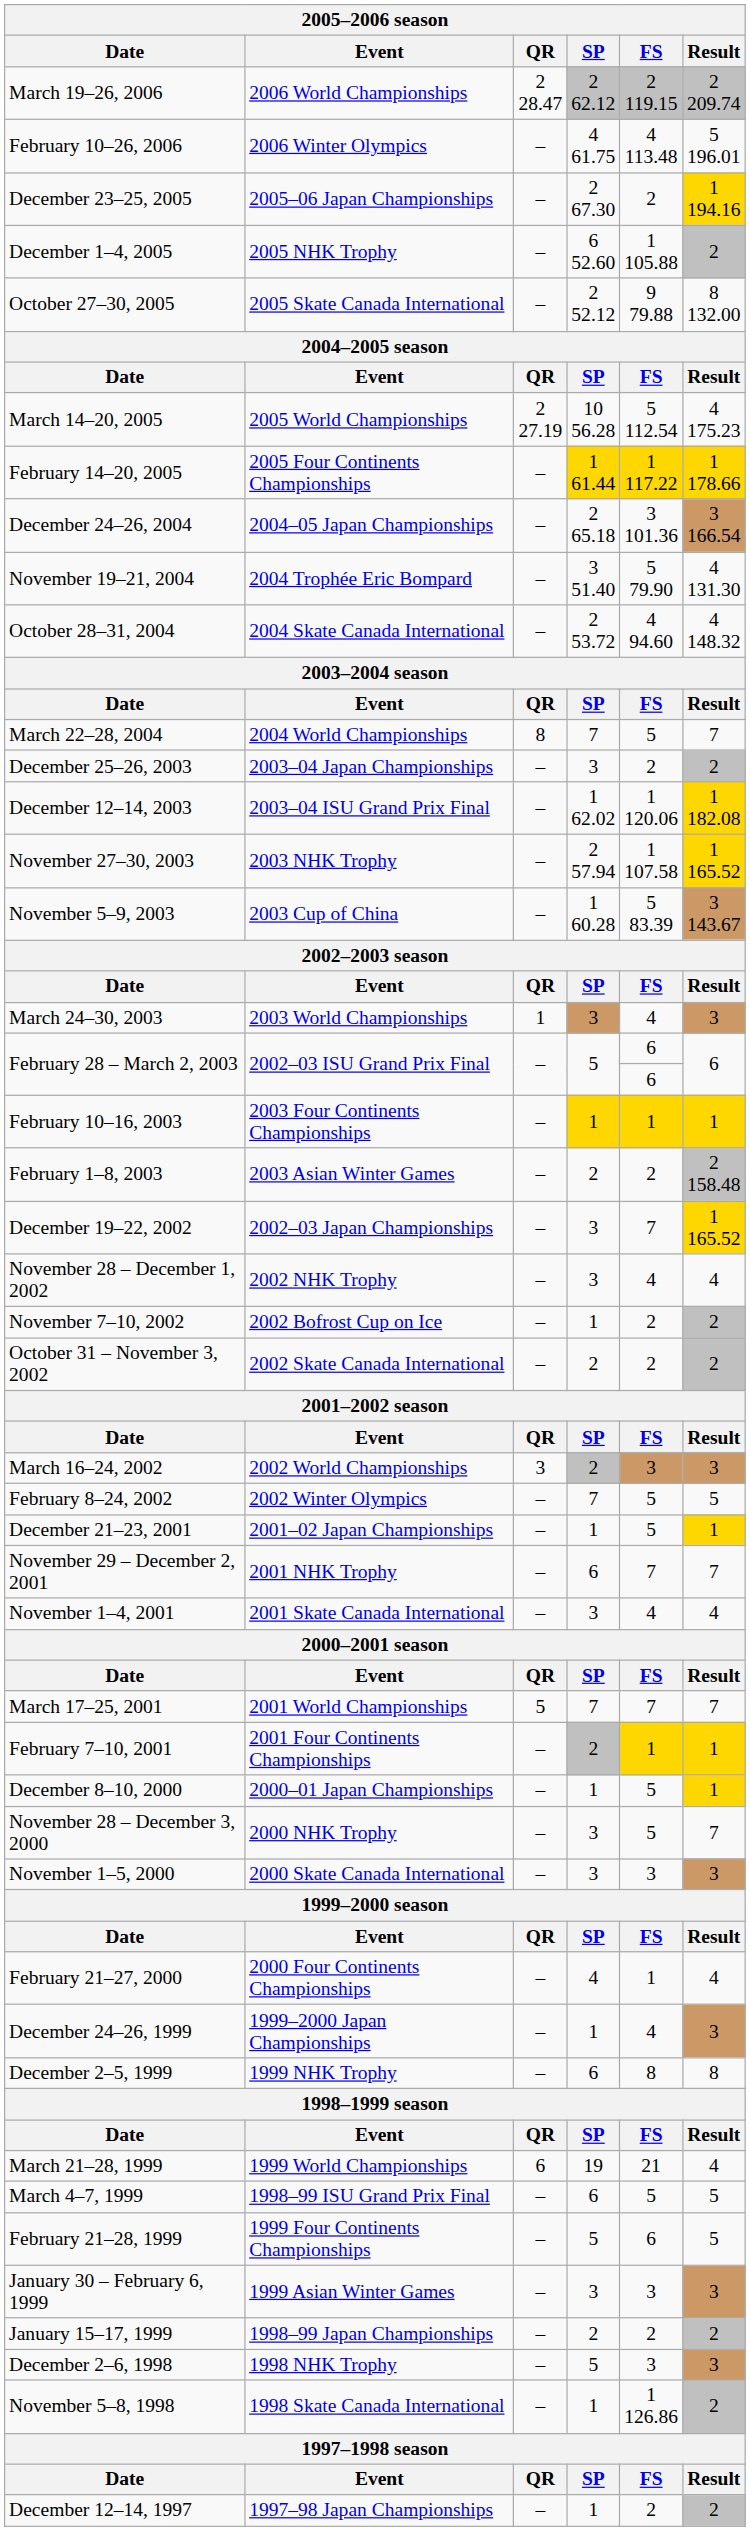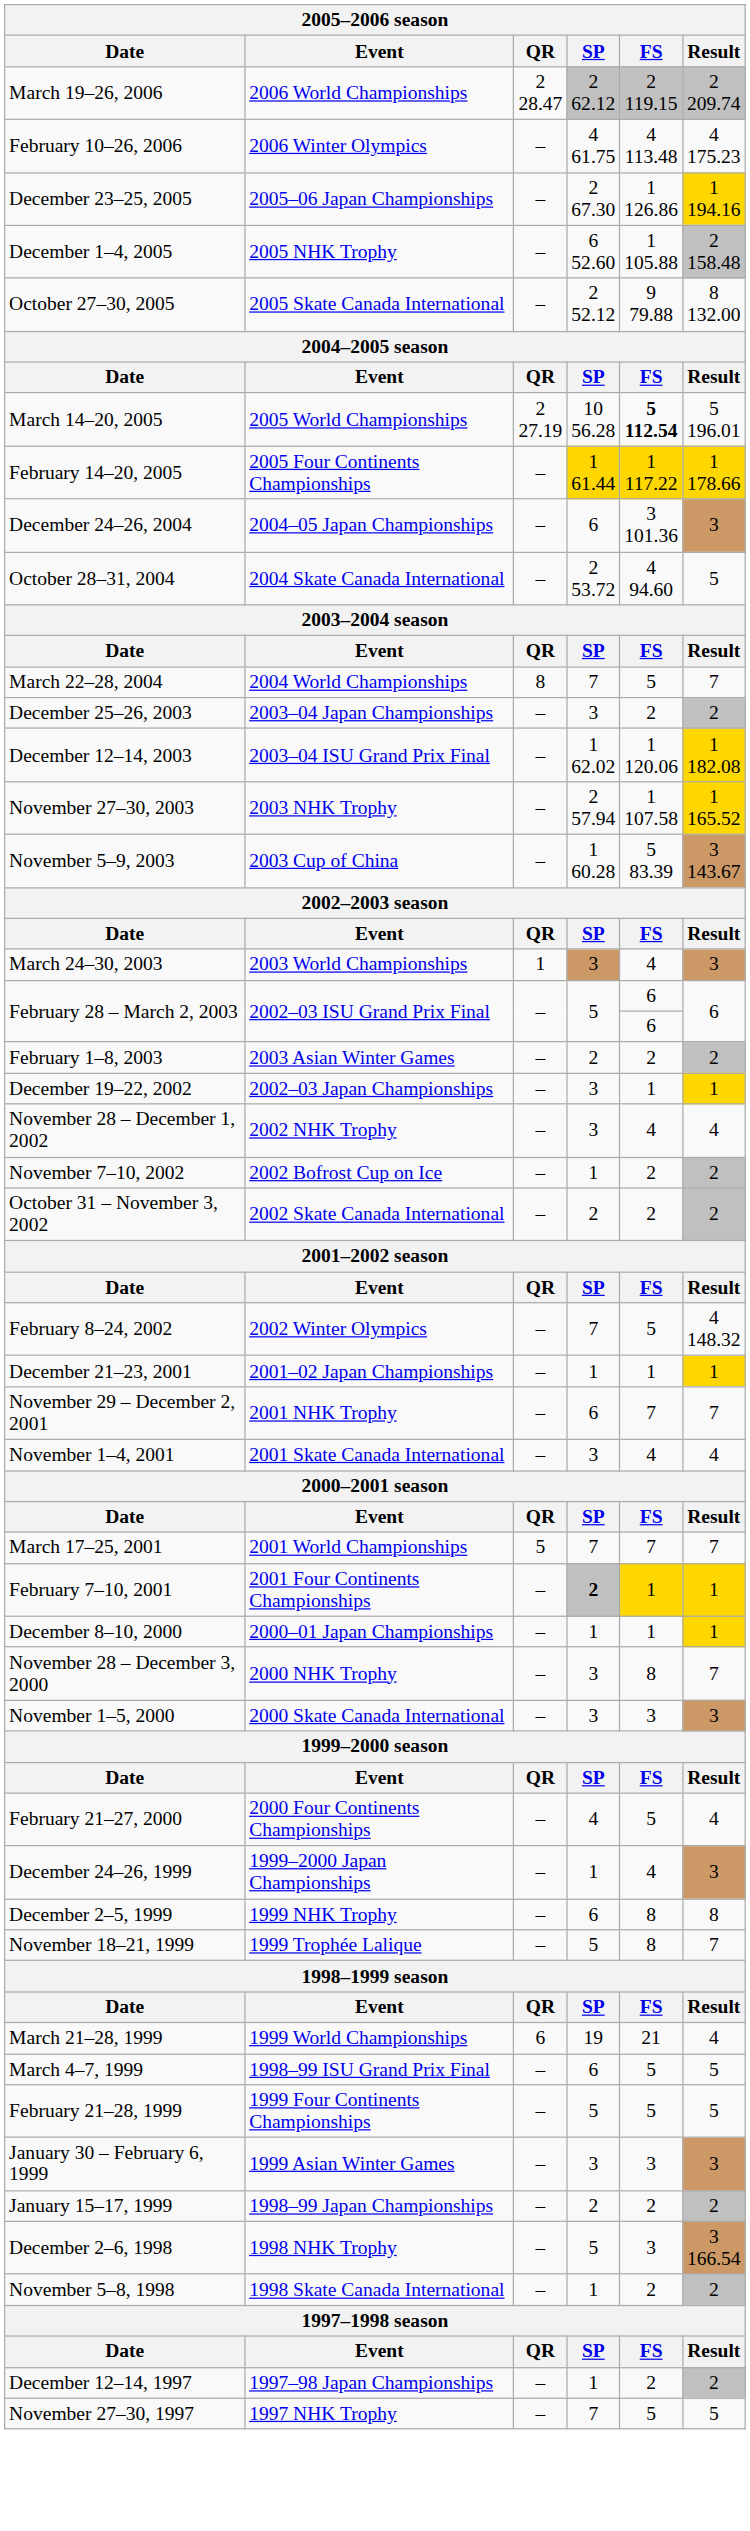(714, 145) 5 196.01 -> (714, 145) 4 175.23
(651, 198) 2 -> (651, 198) 1 126.86
(714, 251) 2 -> (714, 251) 2 158.48
(651, 419) normal -> (651, 419) bold
(714, 419) 4 175.23 -> (714, 419) 5 196.01
(593, 525) 2 65.18 -> (593, 525) 6
(714, 525) 3 166.54 -> (714, 525) 3
- row: (102, 578)
(714, 631) 4 148.32 -> (714, 578) 5
- row: (96, 1121)
(714, 1174) 2 158.48 -> (714, 1057) 2
(651, 1227) 7 -> (651, 1088) 1
(714, 1227) 1 165.52 -> (714, 1088) 1
- row: (86, 1467)
(714, 1498) 5 -> (714, 1329) 4 148.32
(651, 1529) 5 -> (651, 1370) 1
(593, 1748) normal -> (593, 1589) bold
(651, 1790) 5 -> (651, 1631) 1
(651, 1832) 5 -> (651, 1673) 8
(651, 1978) 1 -> (651, 1819) 5
+ row: (102, 1945)
(651, 2238) 6 -> (651, 2110) 5
(714, 2364) 3 -> (714, 2247) 3 166.54
(651, 2406) 1 126.86 -> (651, 2289) 2
+ row: (102, 2413)
